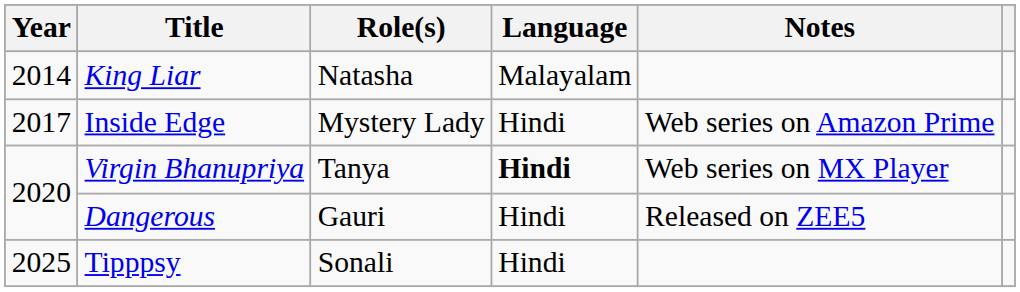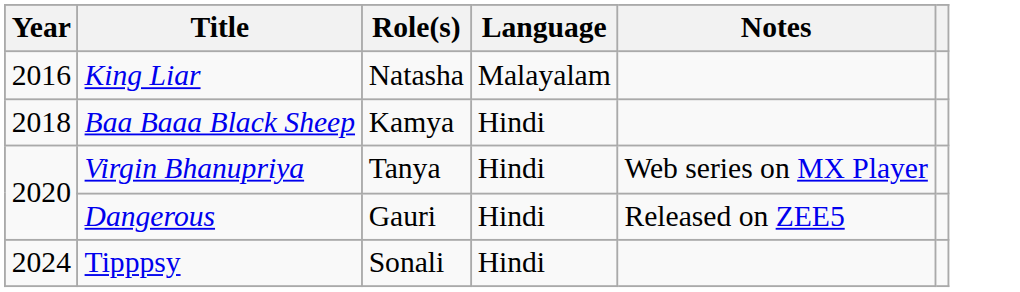(41, 74) 2014 -> (41, 74) 2016
- row: (155, 121)
+ row: (220, 121)
(534, 168) bold -> (511, 168) normal
(41, 262) 2025 -> (41, 262) 2024
